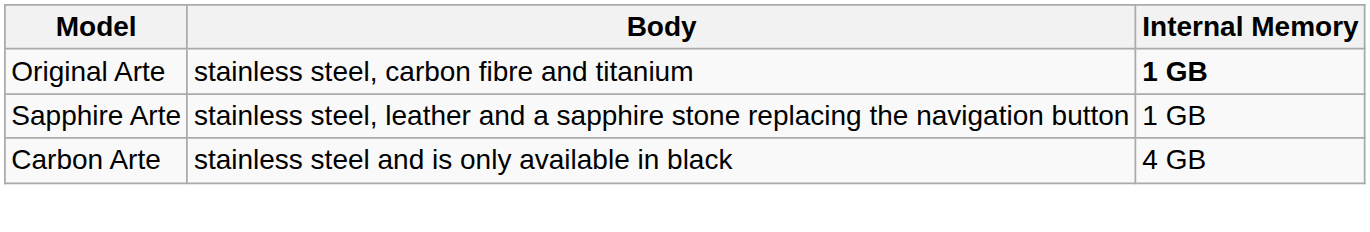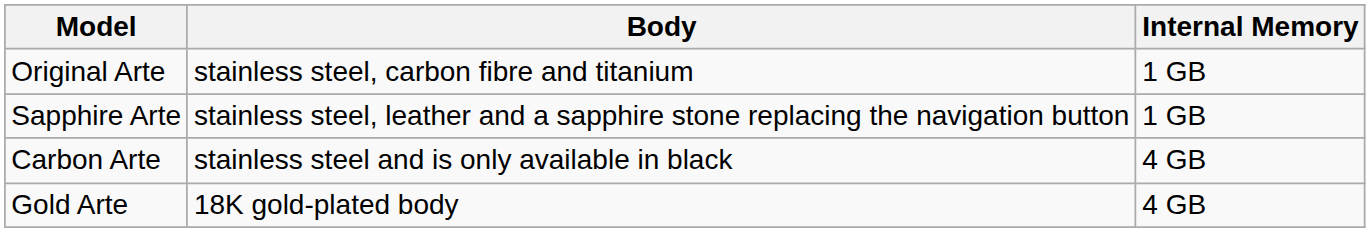(1175, 71) bold -> (1174, 71) normal
+ row: (70, 204)
